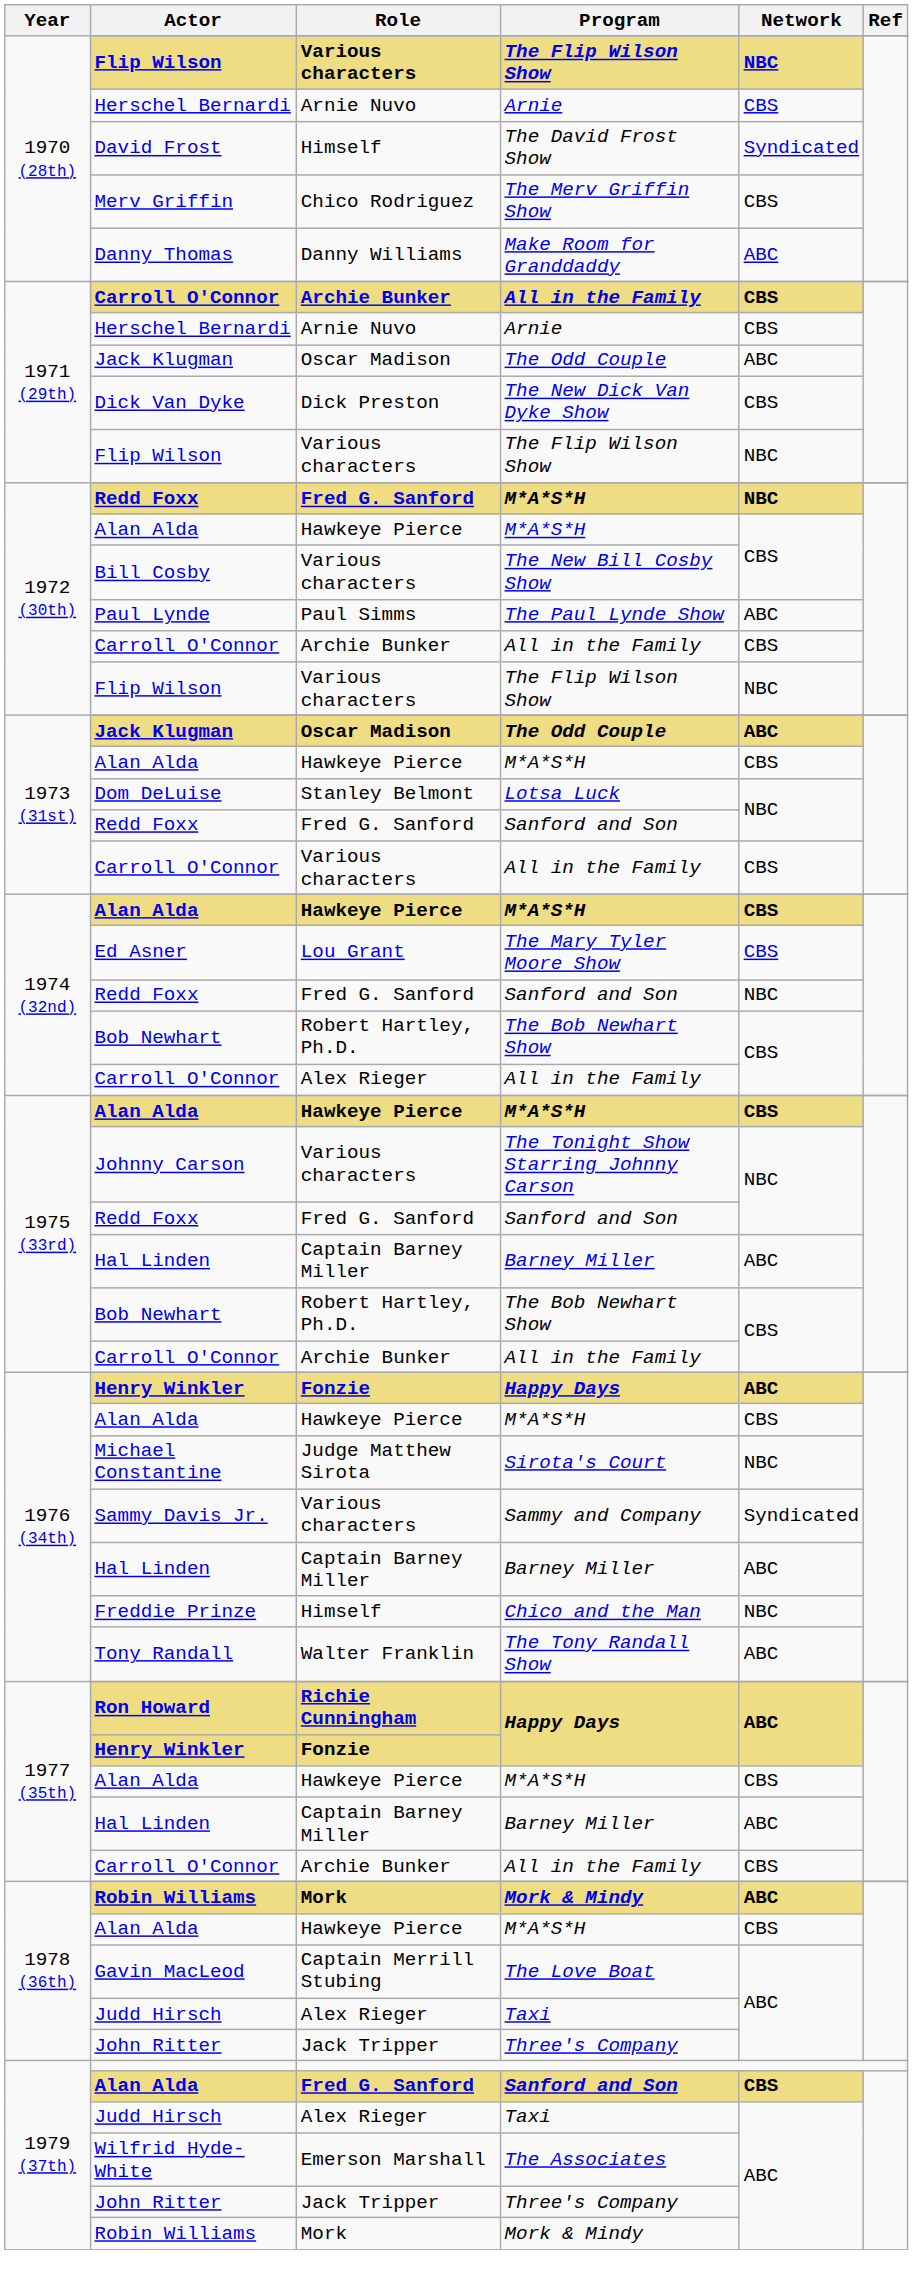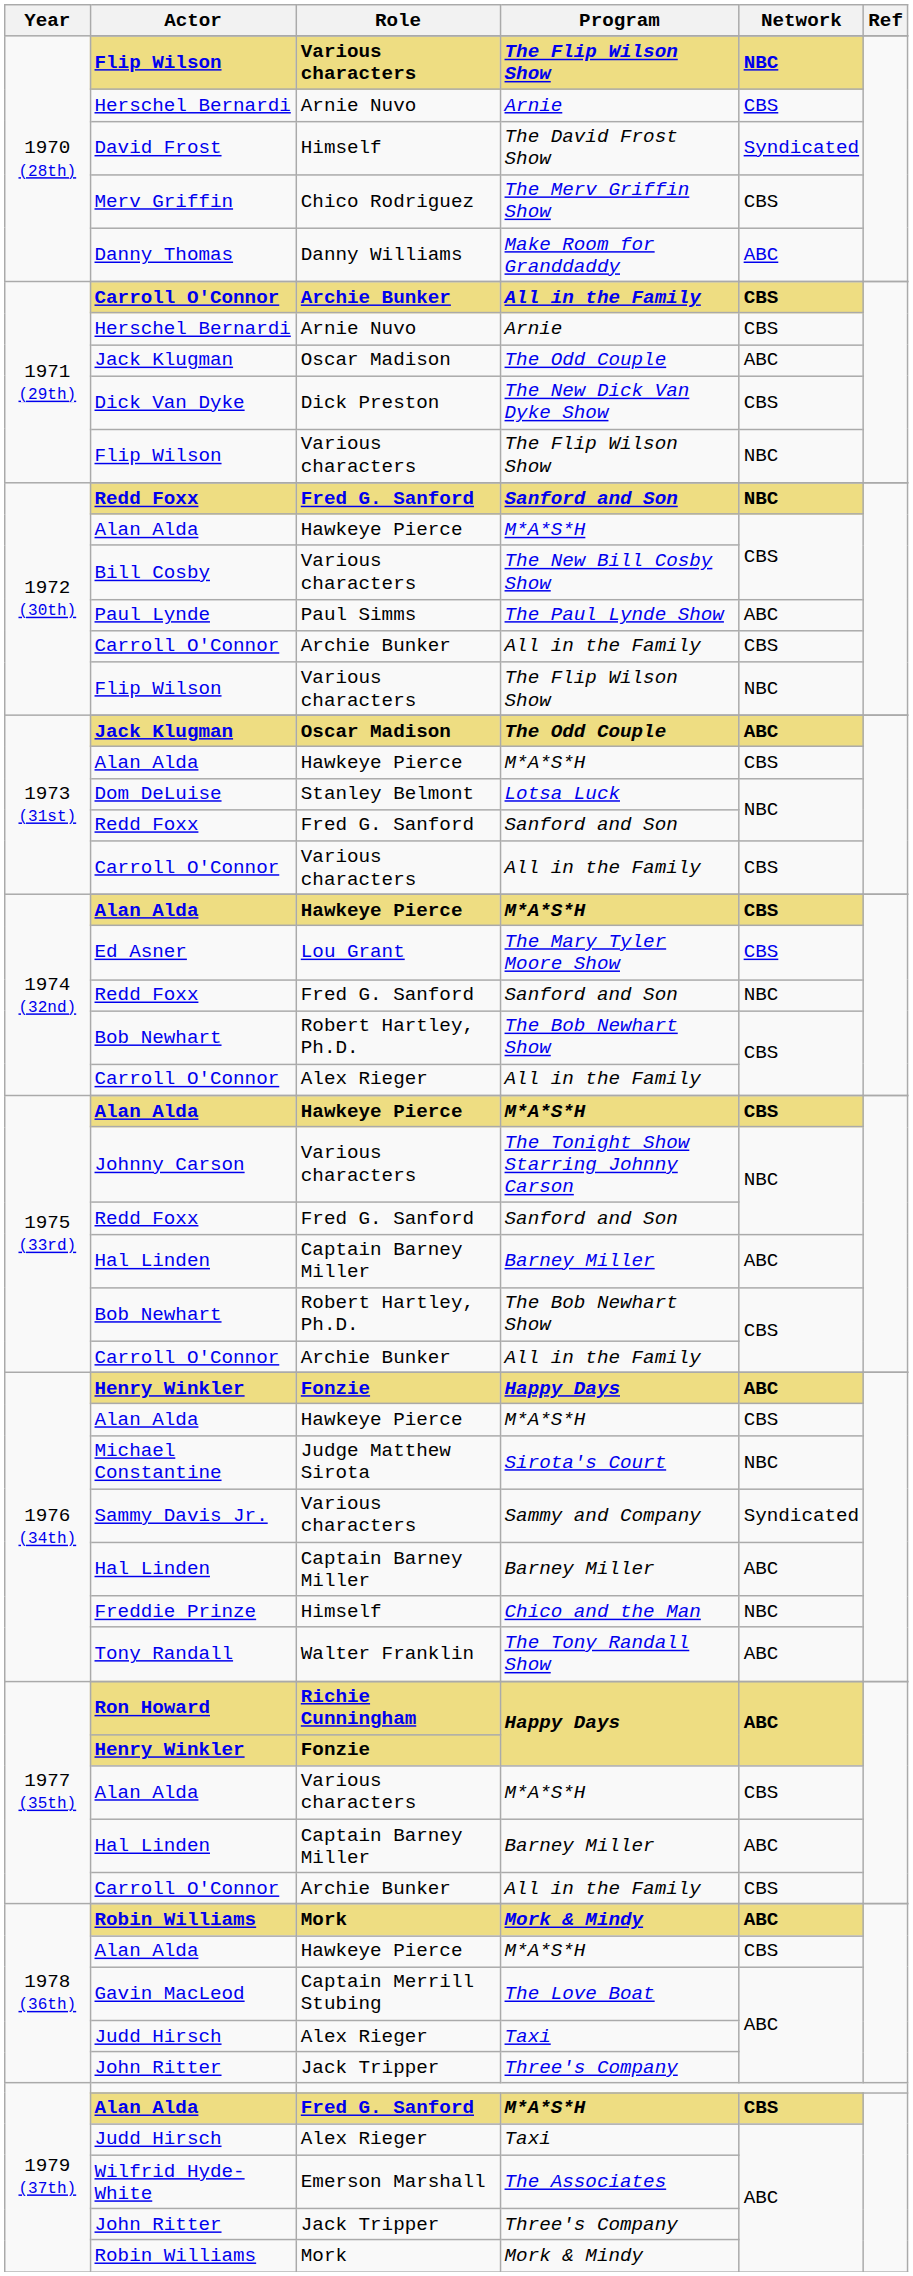(545, 499) M*A*S*H -> (591, 499) Sanford and Son
(382, 1781) Hawkeye Pierce -> (359, 1793) Various characters
(591, 2086) Sanford and Son -> (545, 2108) M*A*S*H
